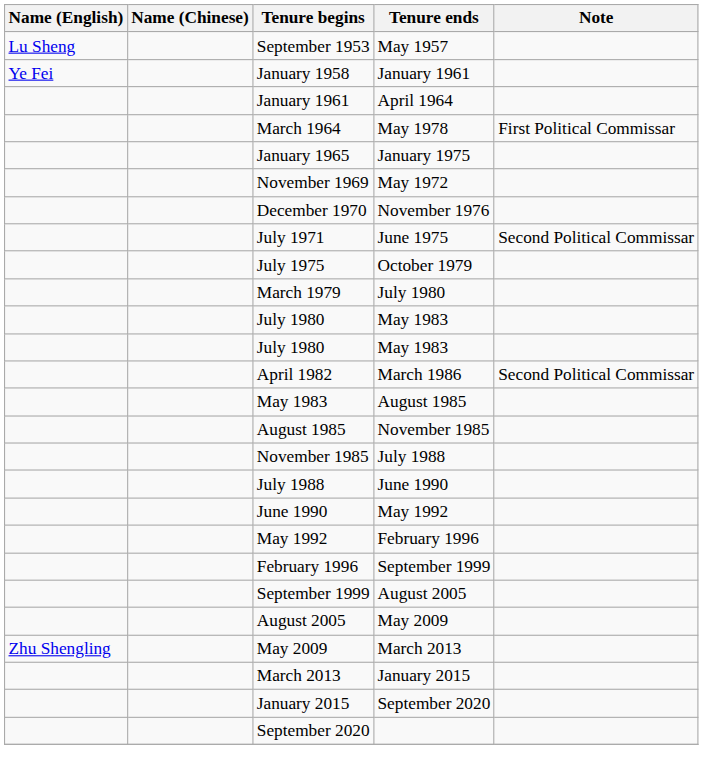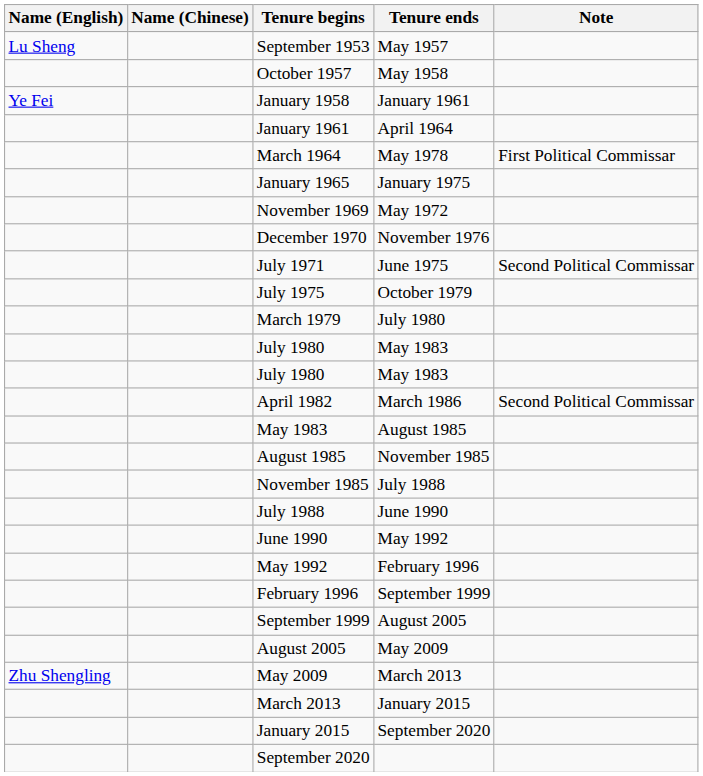+ row: (304, 73)
